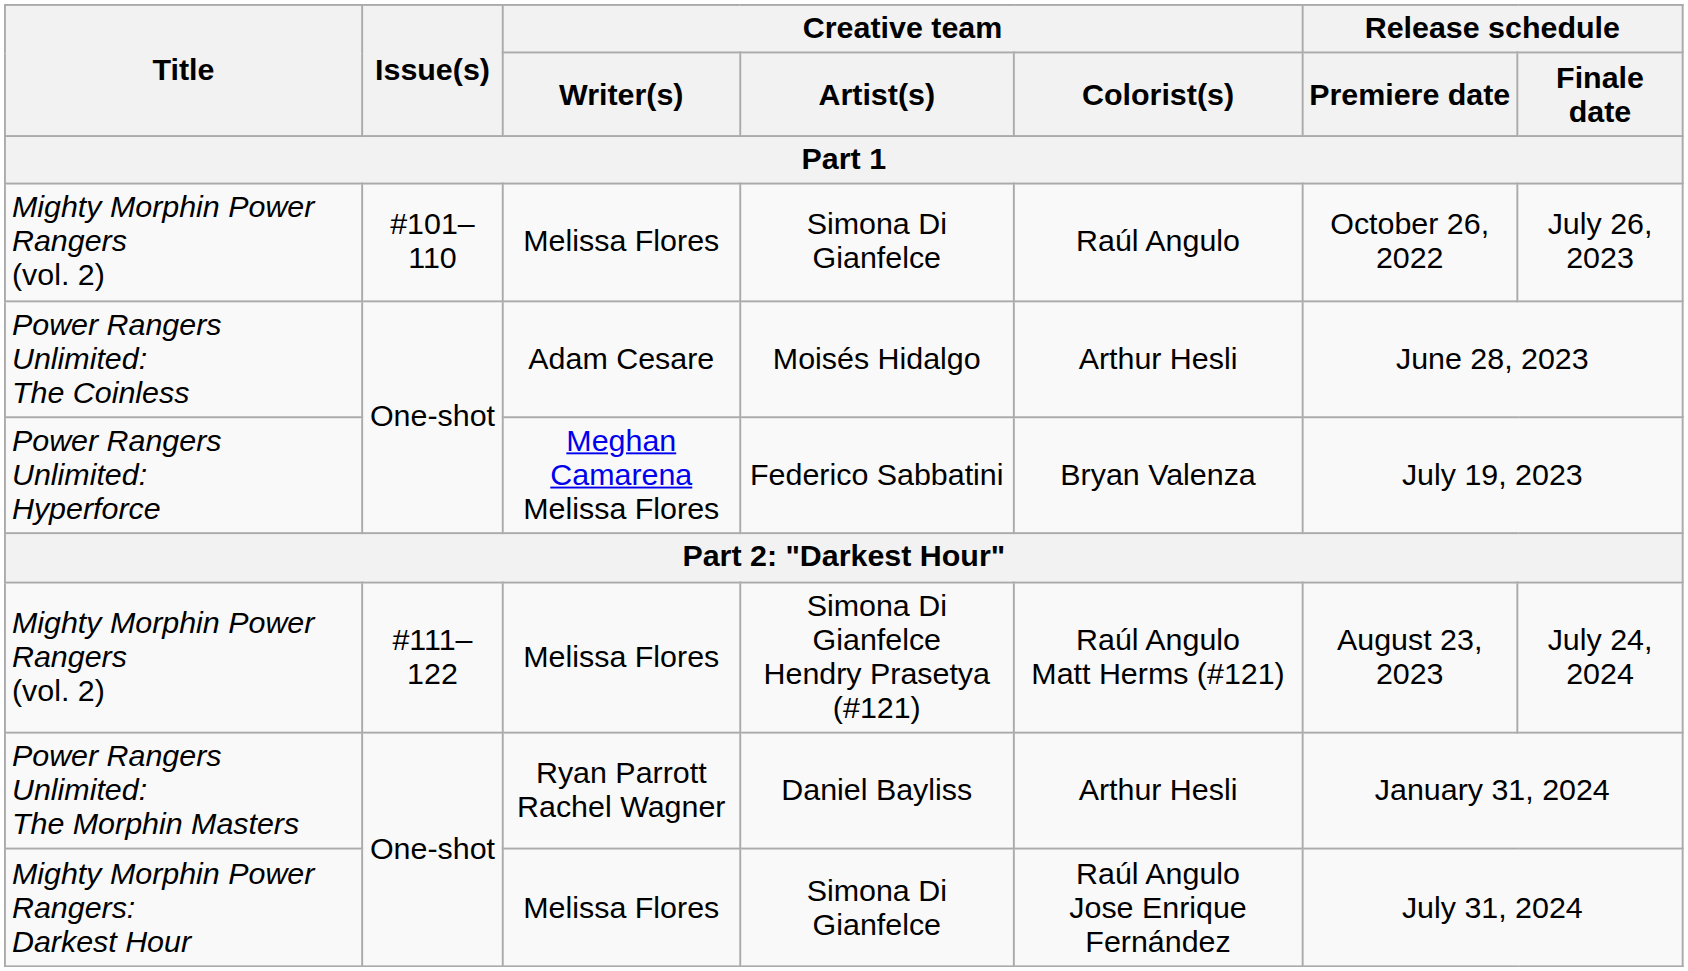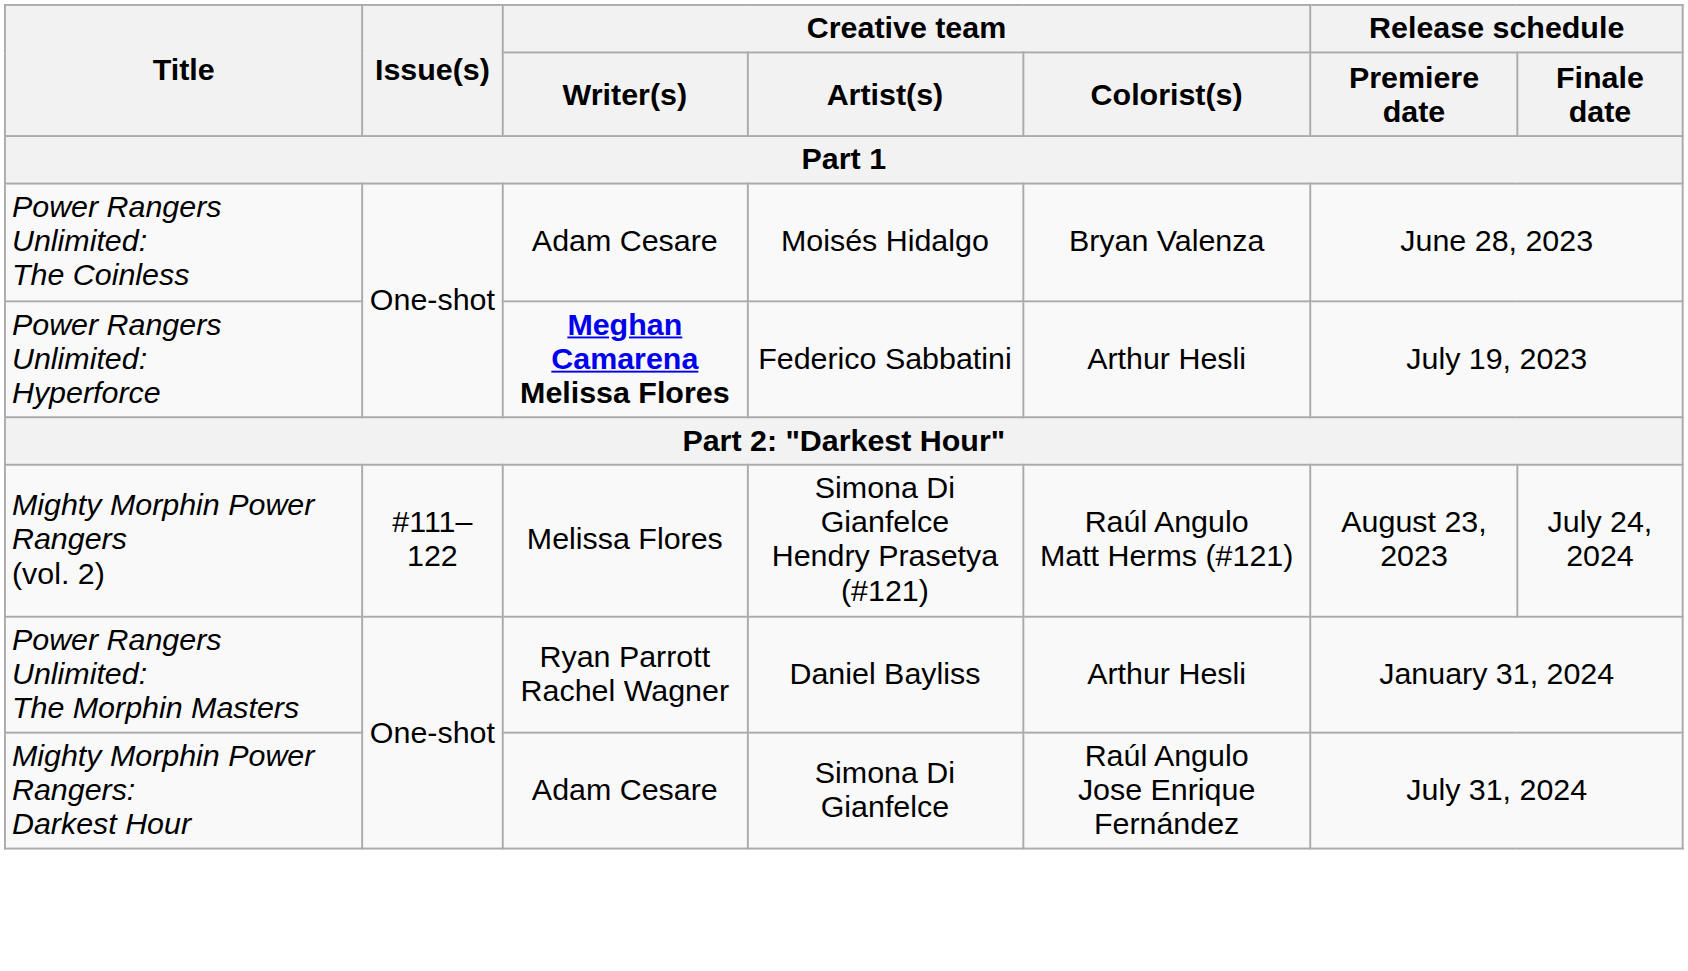- row: (163, 241)
(1158, 358) Arthur Hesli -> (1167, 241) Bryan Valenza
(621, 474) normal -> (625, 358) bold
(1158, 474) Bryan Valenza -> (1167, 358) Arthur Hesli
(621, 907) Melissa Flores -> (625, 790) Adam Cesare
